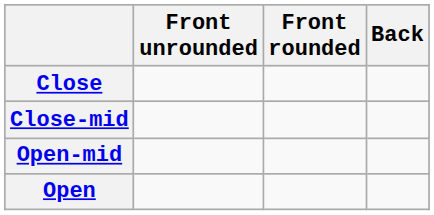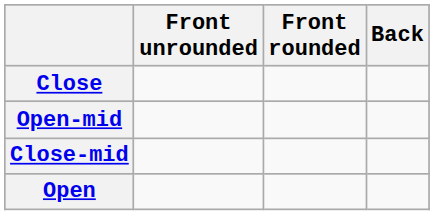rows swapped: (69, 120) <-> (69, 156)
